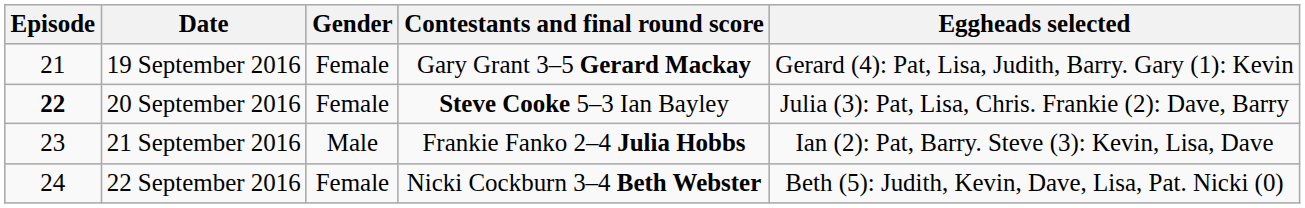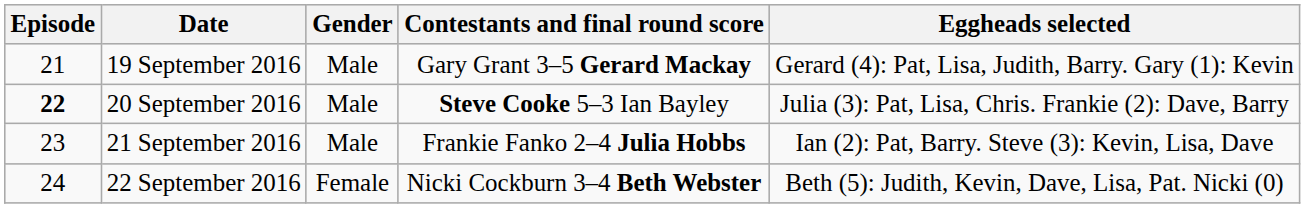(352, 63) Female -> (352, 63) Male
(352, 103) Female -> (352, 103) Male
